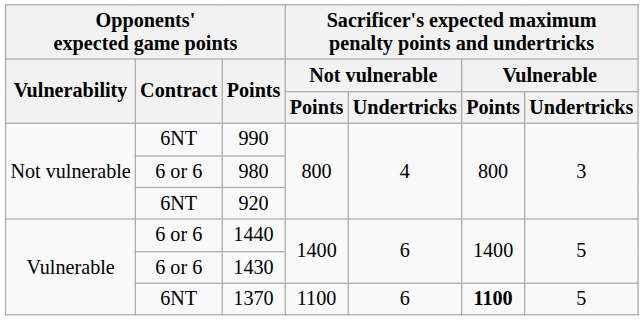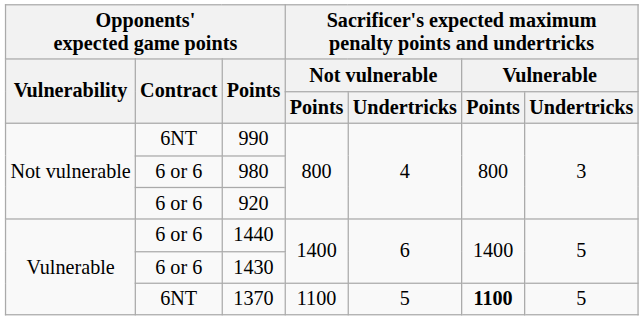(179, 203) 6NT -> (179, 203) 6 or 6
(405, 299) 6 -> (405, 299) 5
